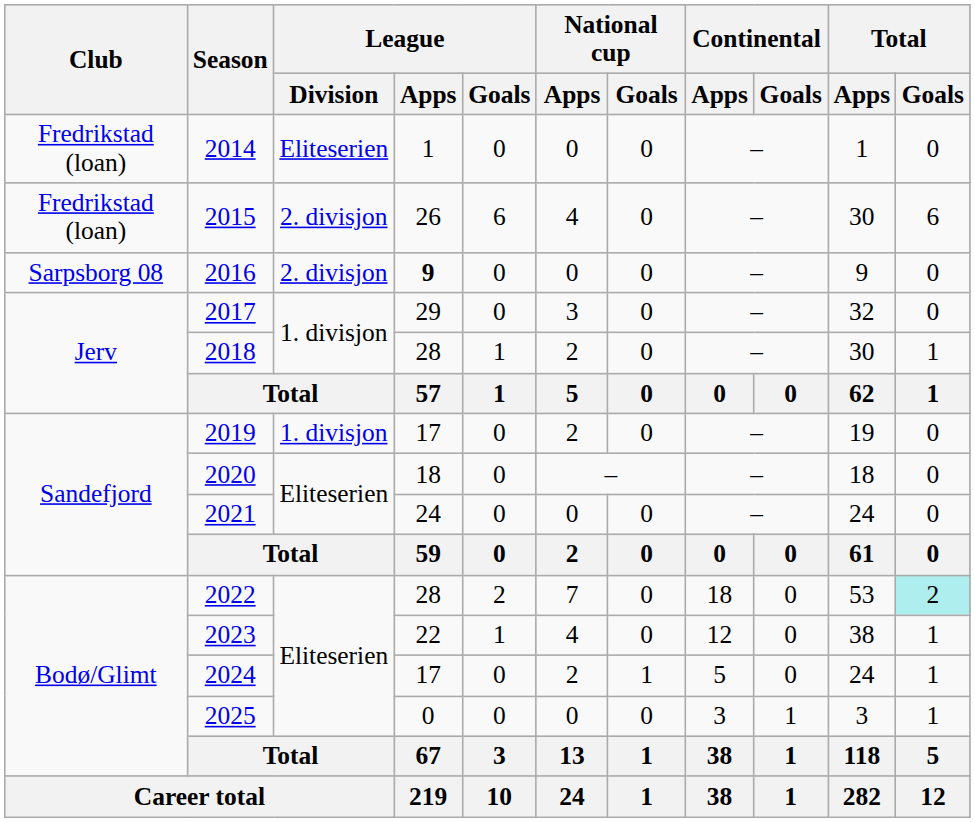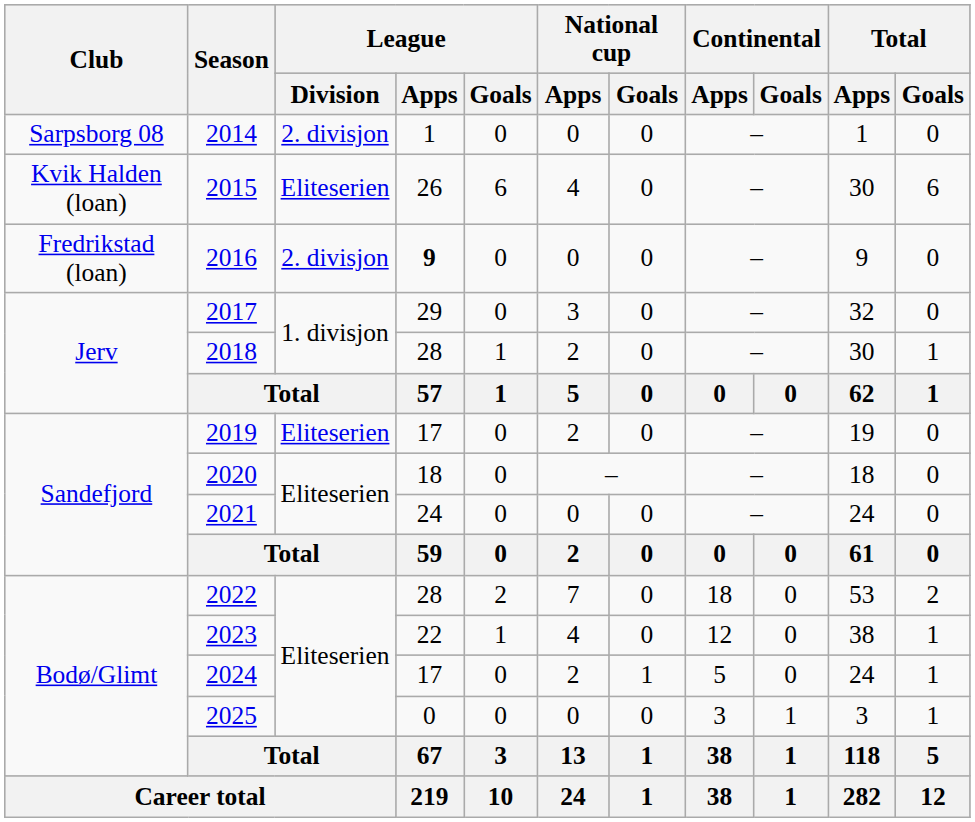(96, 148) Fredrikstad (loan) -> (96, 133) Sarpsborg 08
(334, 148) Eliteserien -> (335, 133) 2. divisjon
(96, 217) Fredrikstad (loan) -> (96, 188) Kvik Halden (loan)
(334, 217) 2. divisjon -> (335, 188) Eliteserien
(96, 271) Sarpsborg 08 -> (96, 257) Fredrikstad (loan)
(334, 433) 1. divisjon -> (335, 433) Eliteserien
(933, 594) paleturquoise background -> (933, 594) no background
